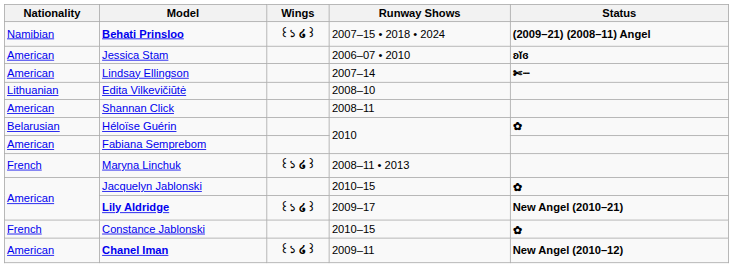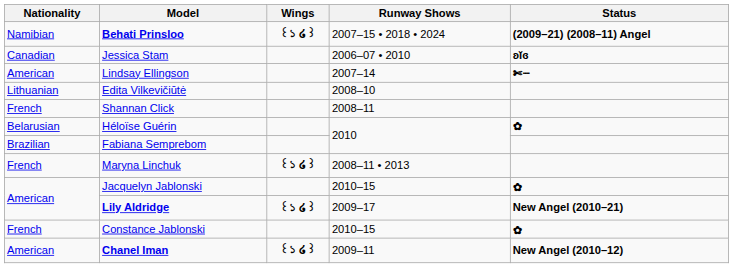(31, 55) American -> (31, 55) Canadian
(31, 108) American -> (24, 108) French
(31, 144) American -> (28, 144) Brazilian
